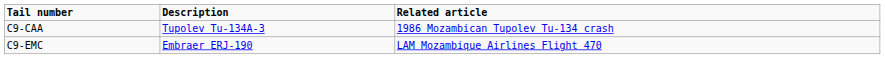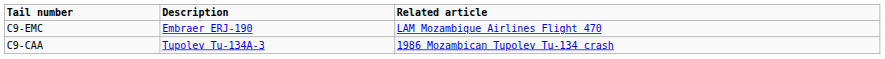rows swapped: (25, 29) <-> (25, 45)
